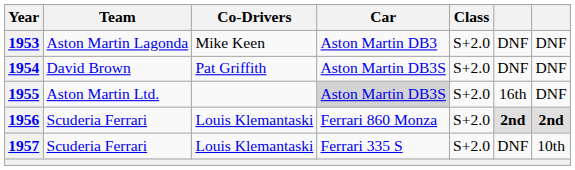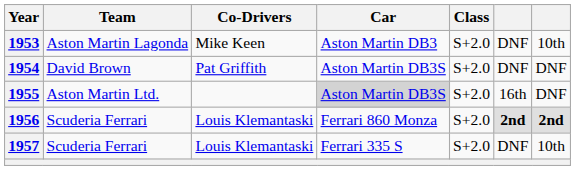(551, 43) DNF -> (551, 43) 10th
